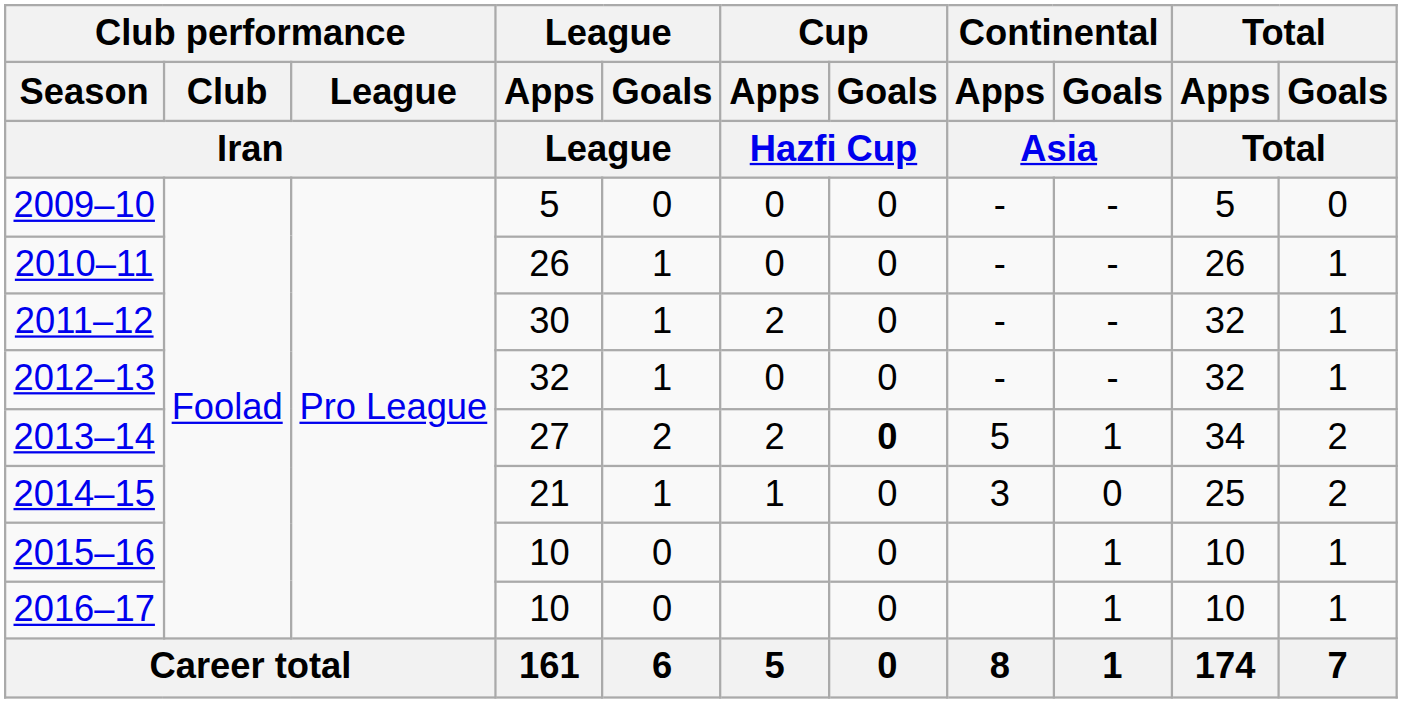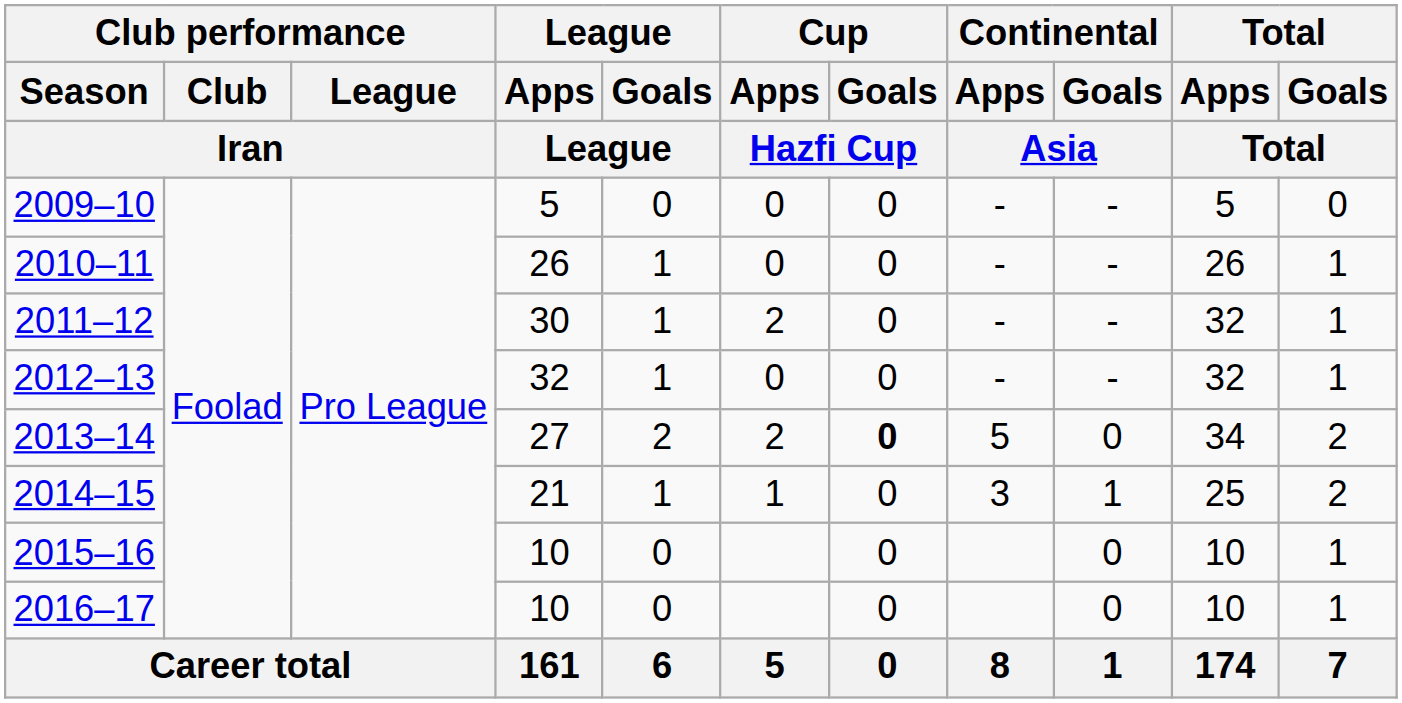(1112, 436) 1 -> (1112, 436) 0
(1112, 494) 0 -> (1112, 494) 1
(1112, 551) 1 -> (1112, 551) 0
(1112, 609) 1 -> (1112, 609) 0
